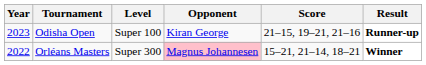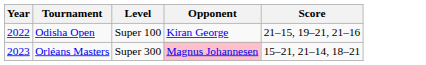- column: (392, 14)
(18, 33) 2023 -> (18, 33) 2022
(18, 51) 2022 -> (18, 51) 2023
